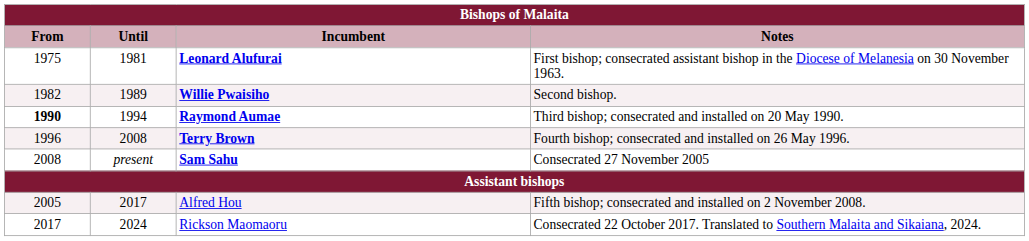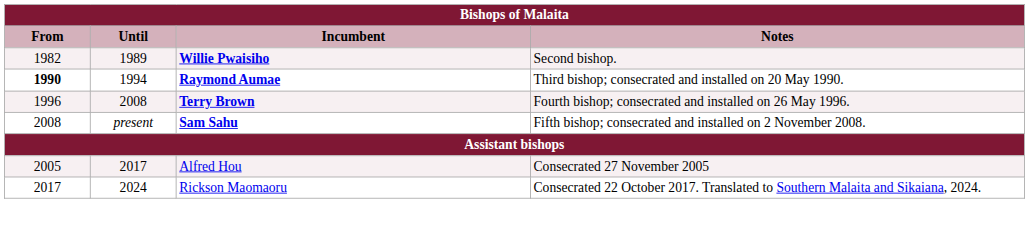- row: (230, 58)
(621, 159) Consecrated 27 November 2005 -> (700, 123) Fifth bishop; consecrated and installed on 2 November 2008.
(700, 203) Fifth bishop; consecrated and installed on 2 November 2008. -> (621, 166) Consecrated 27 November 2005
